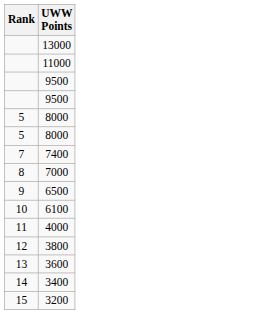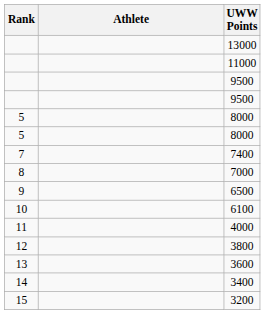+ column: (131, 20)
